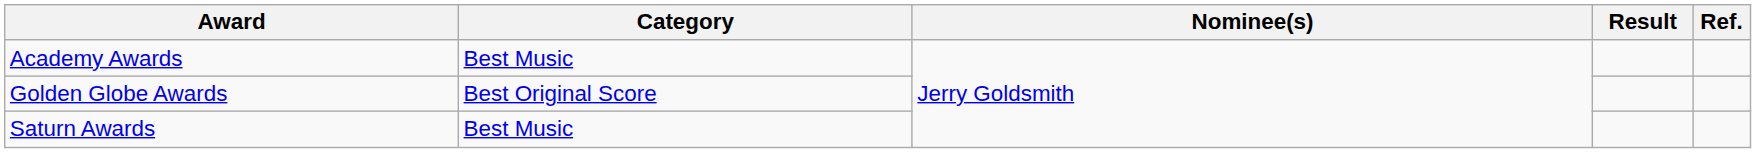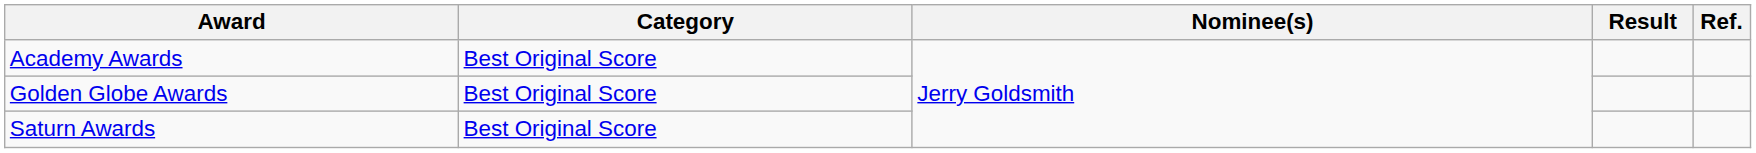(518, 57) Best Music -> (560, 57) Best Original Score
(518, 128) Best Music -> (560, 128) Best Original Score
